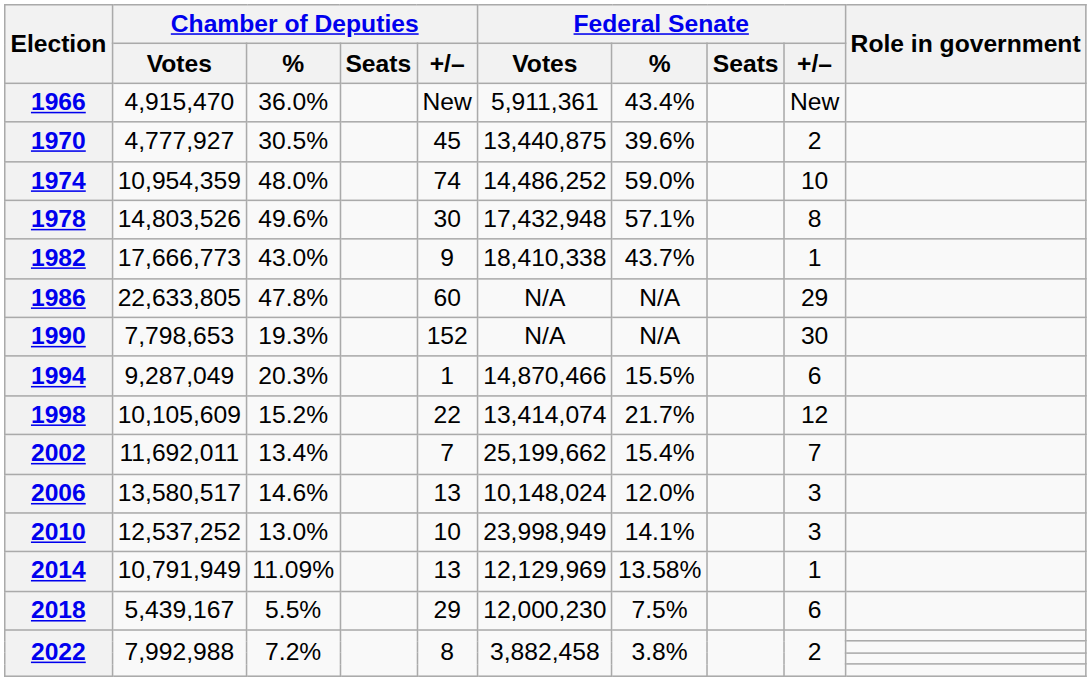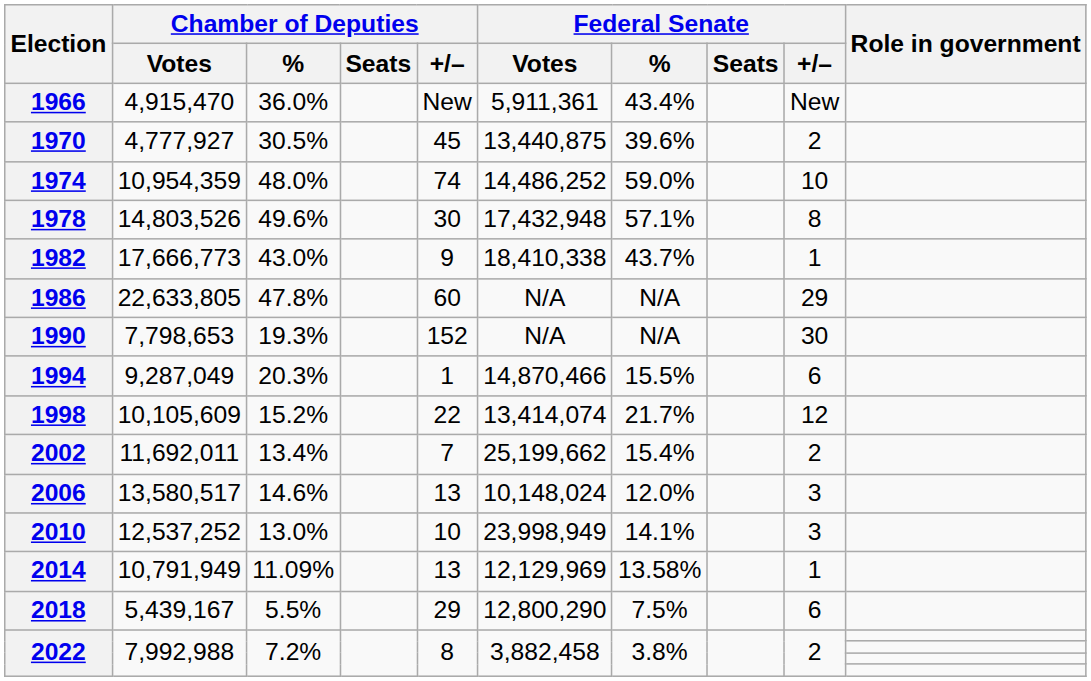(815, 453) 7 -> (815, 453) 2
(545, 610) 12,000,230 -> (545, 610) 12,800,290
